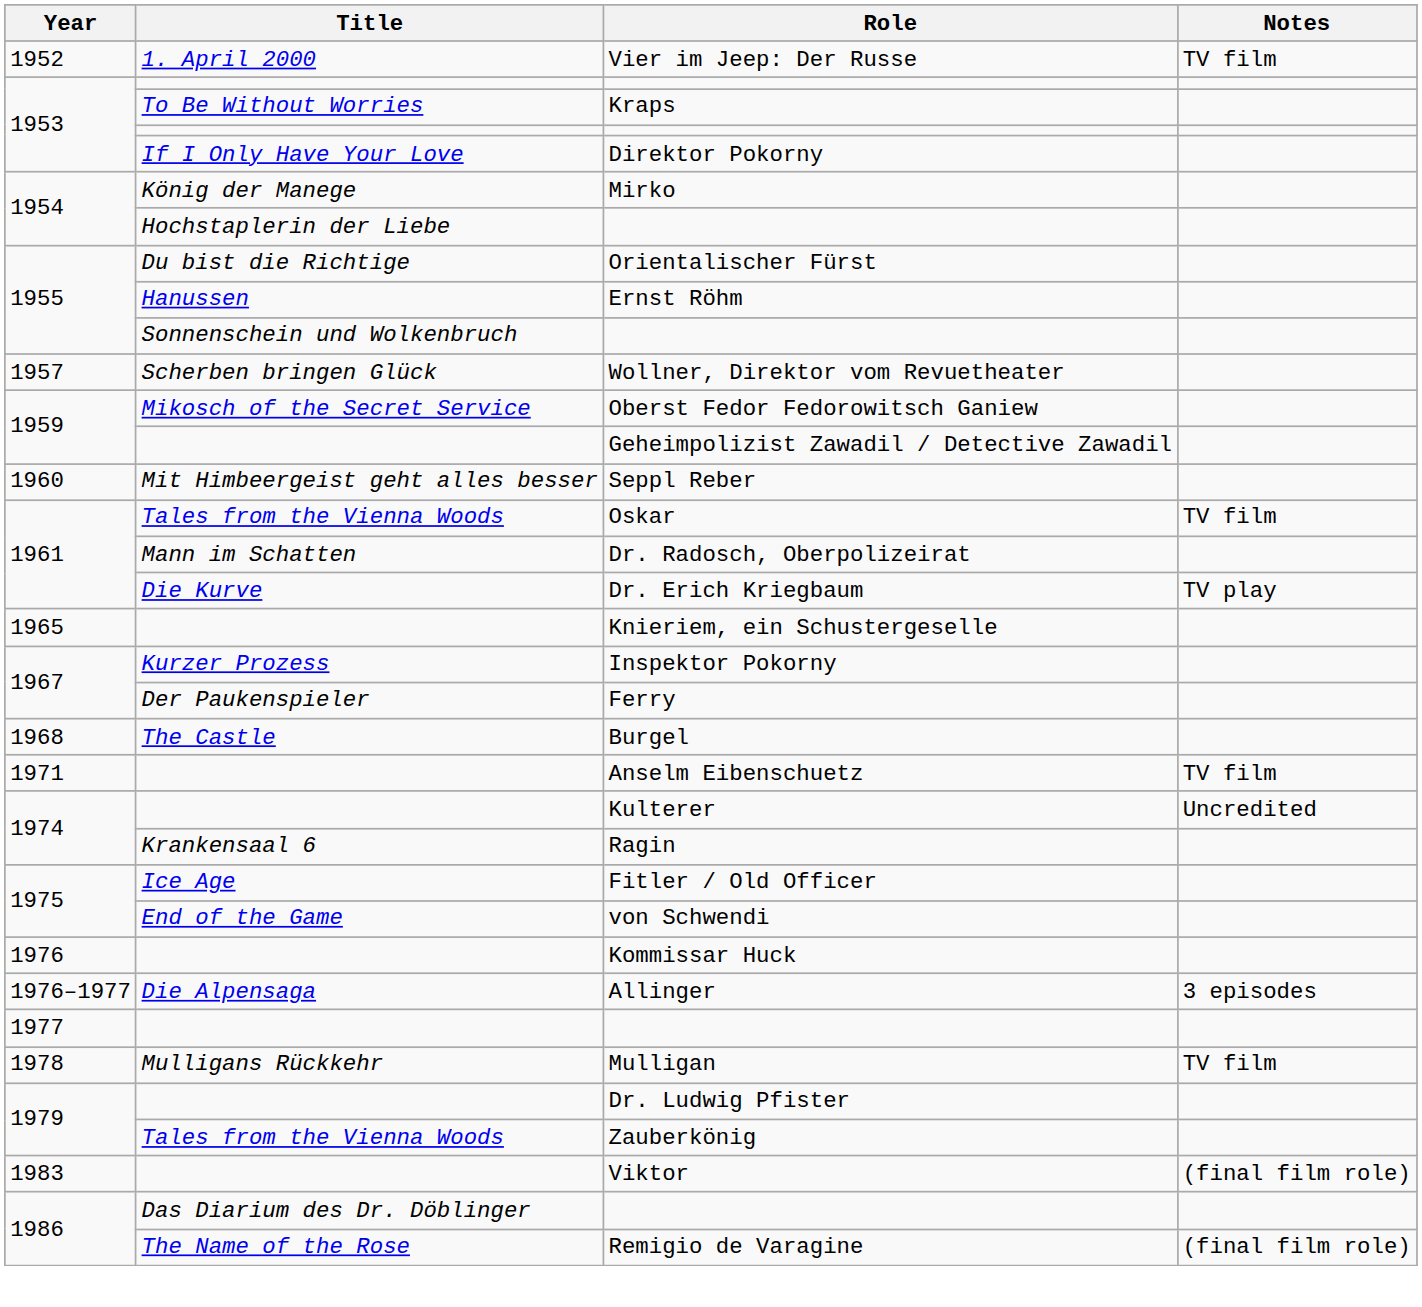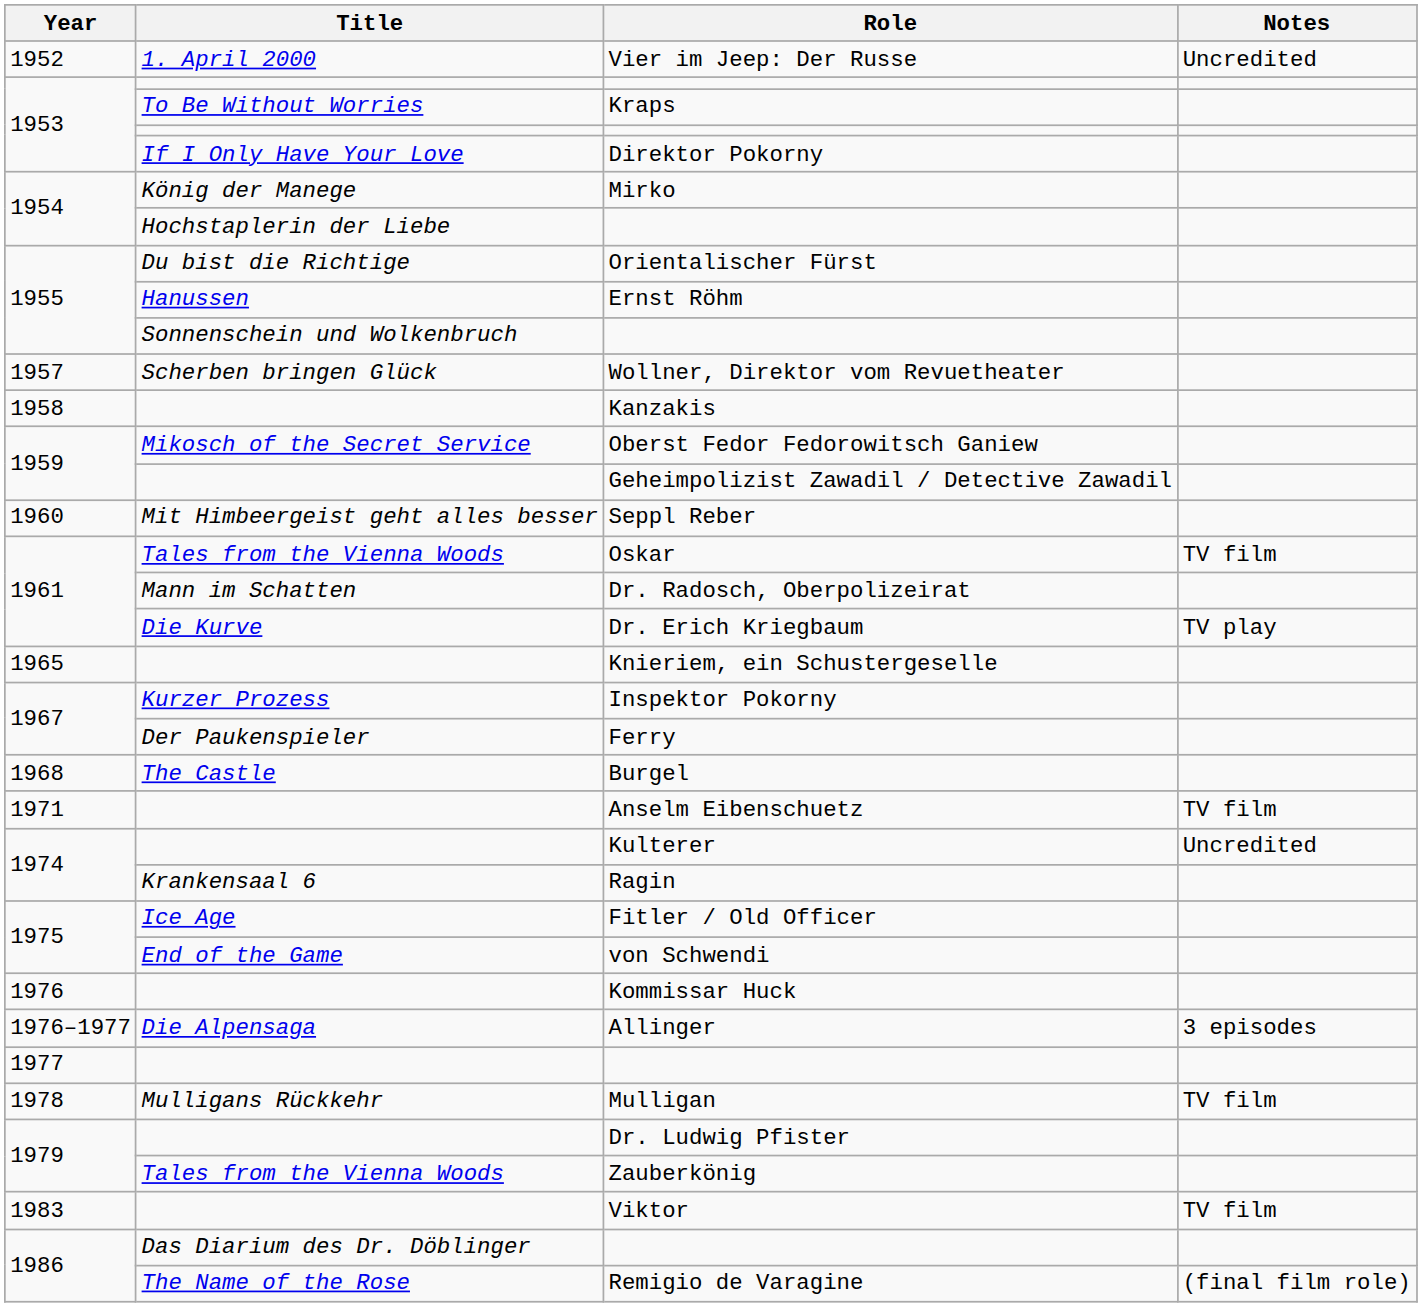(1230, 60) TV film -> (1250, 60) Uncredited
+ row: (37, 409)
(1297, 1174) (final film role) -> (1230, 1211) TV film
